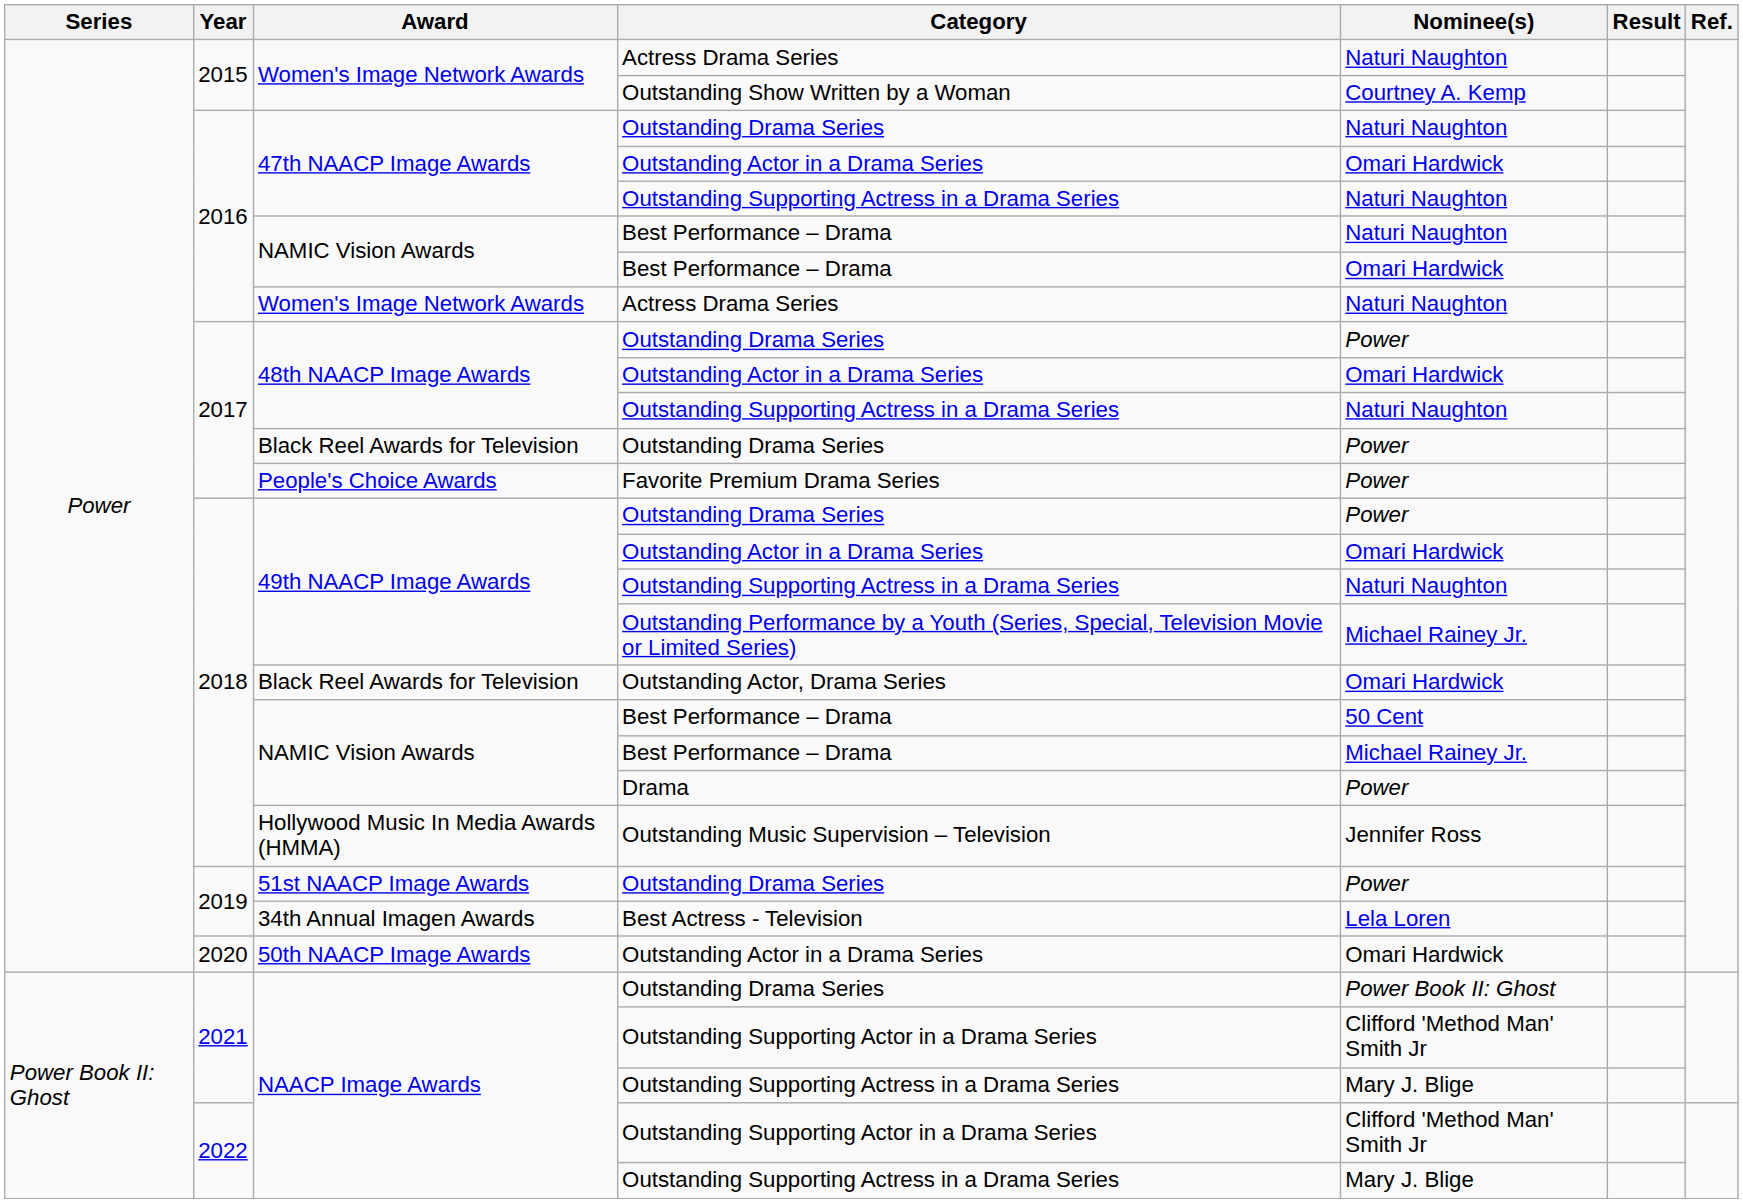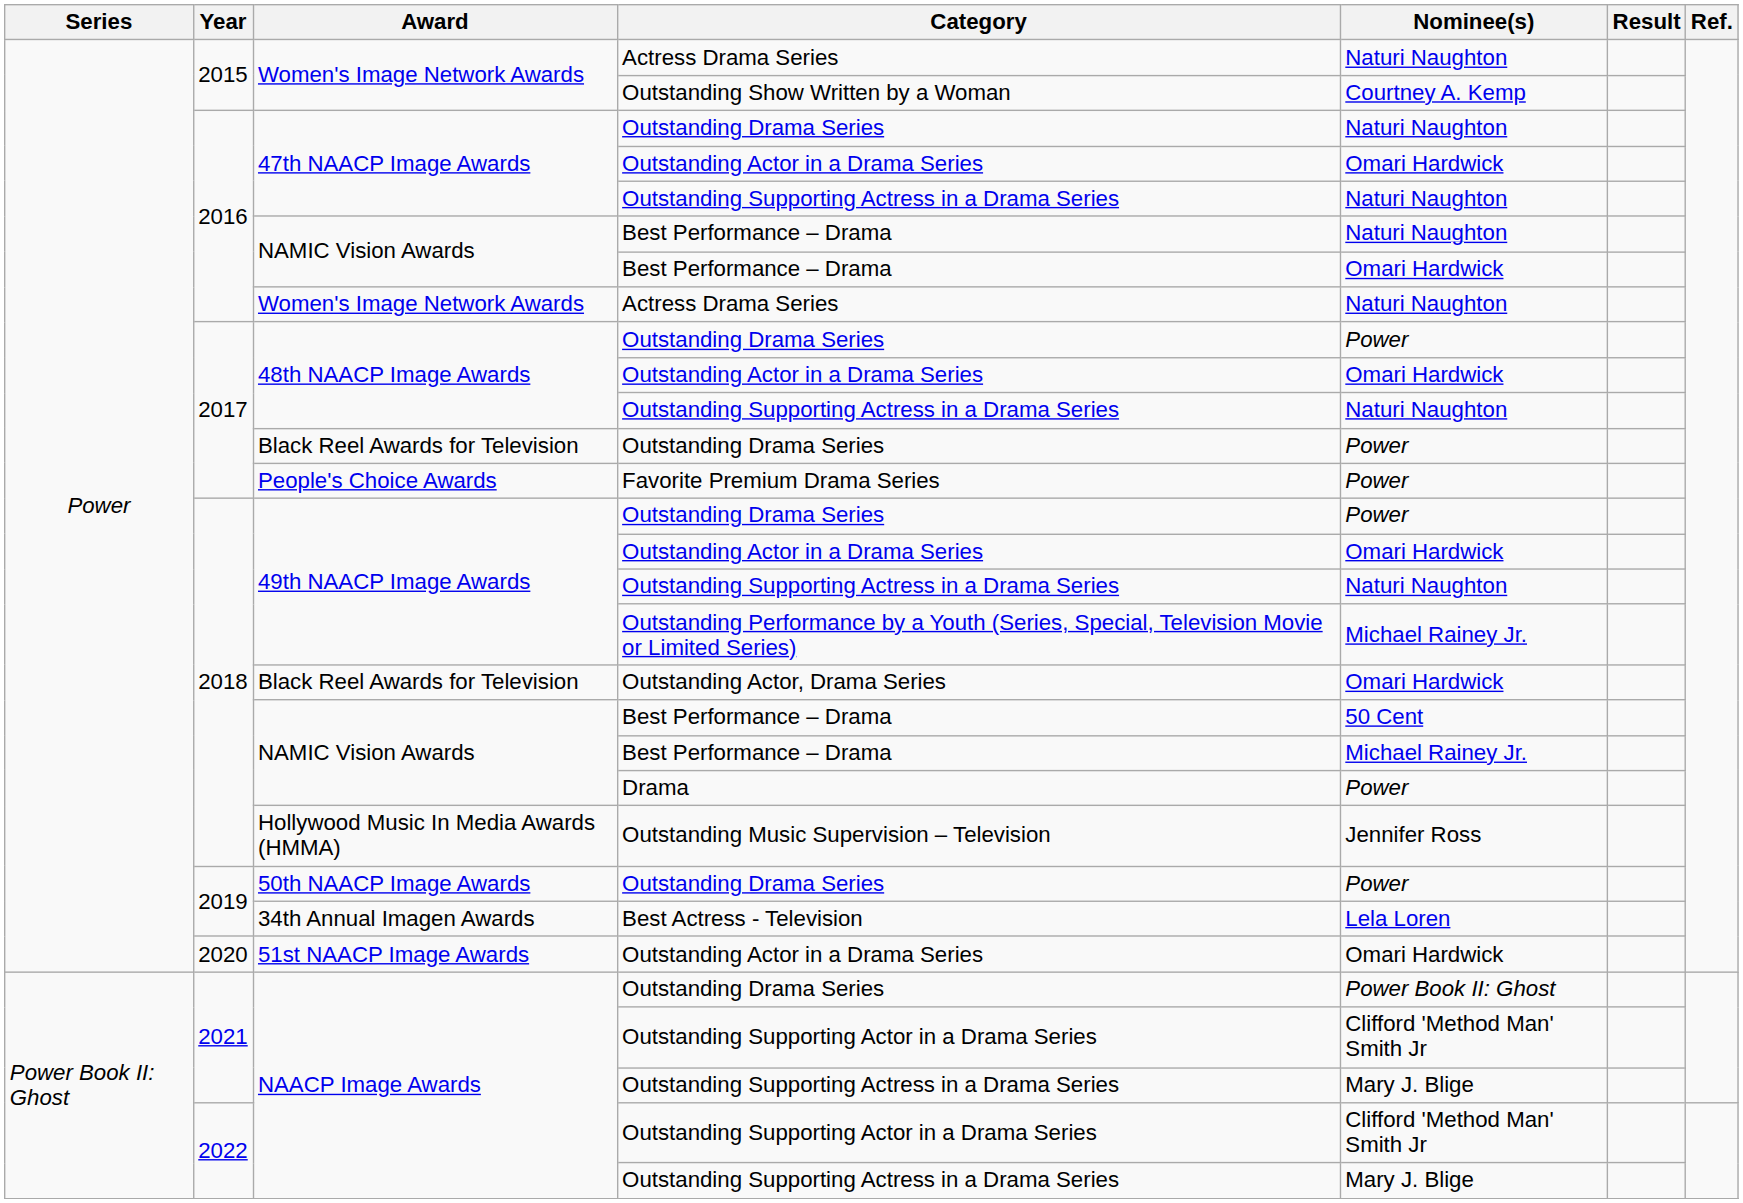(394, 883) 51st NAACP Image Awards -> (394, 883) 50th NAACP Image Awards
(394, 953) 50th NAACP Image Awards -> (394, 953) 51st NAACP Image Awards
